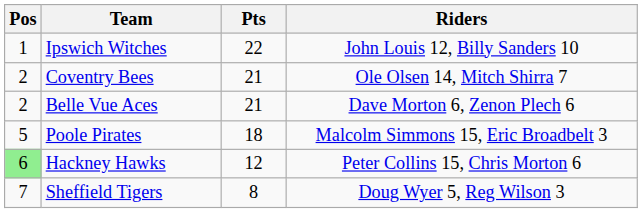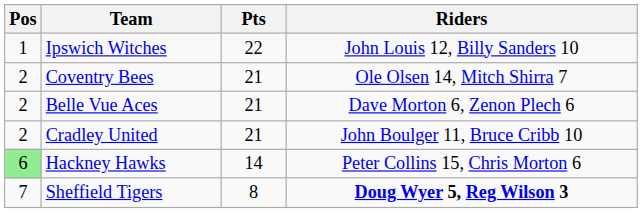+ row: (102, 134)
- row: (94, 134)
(254, 163) 12 -> (254, 163) 14
(461, 192) normal -> (461, 192) bold
